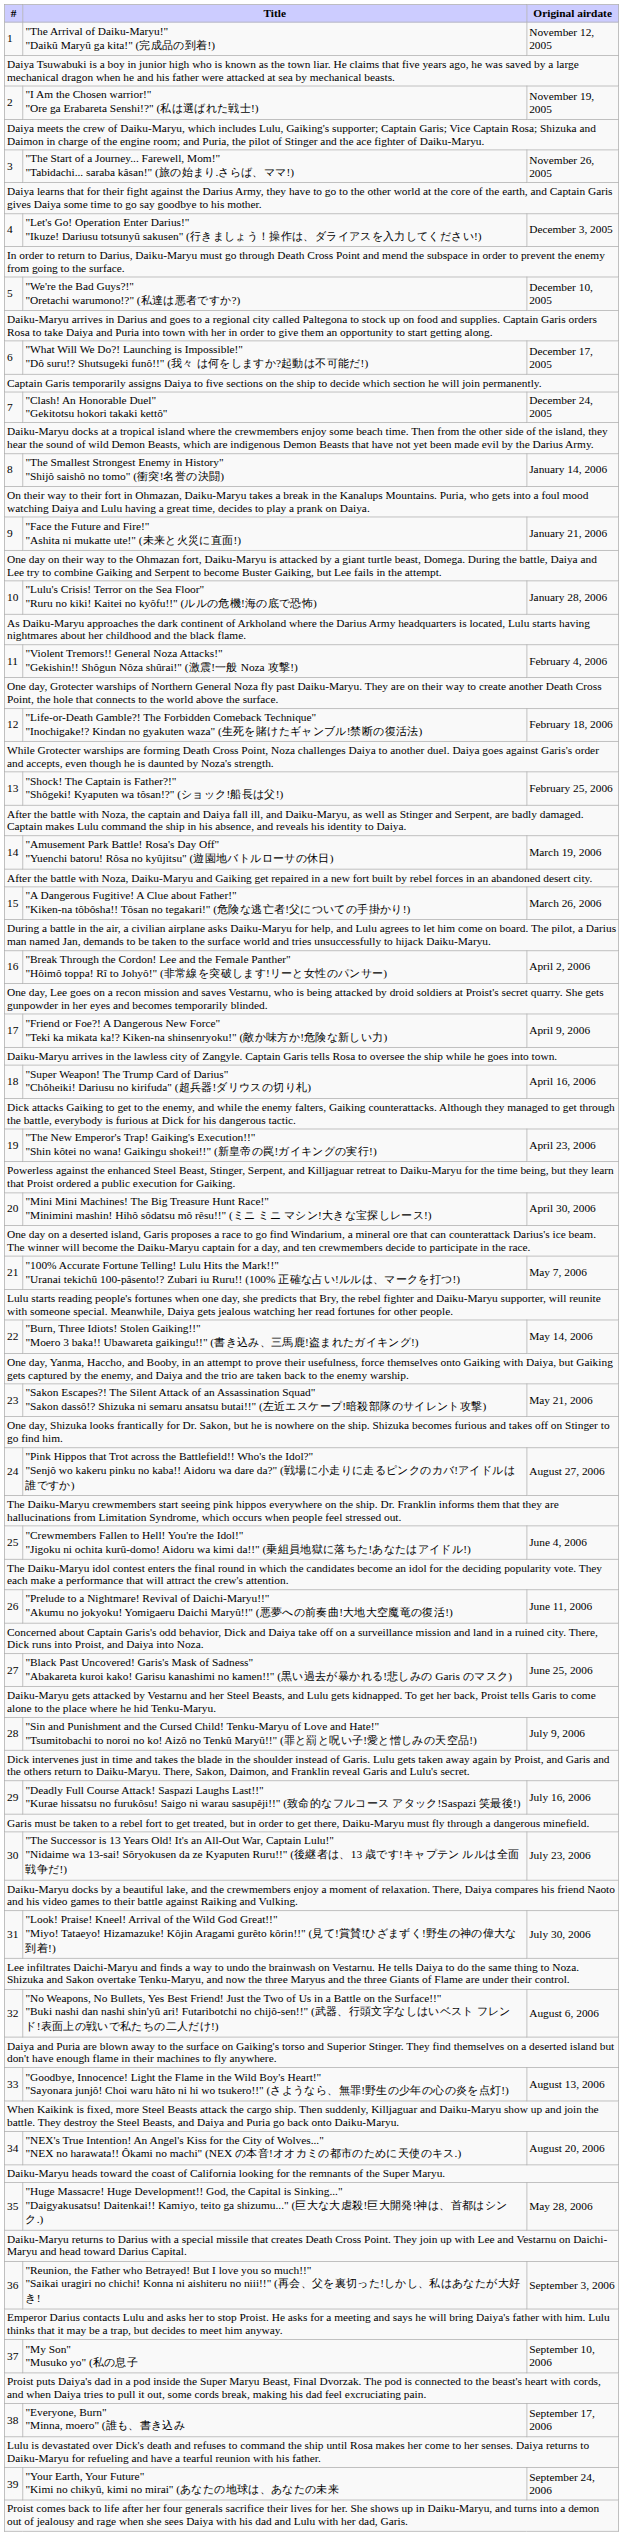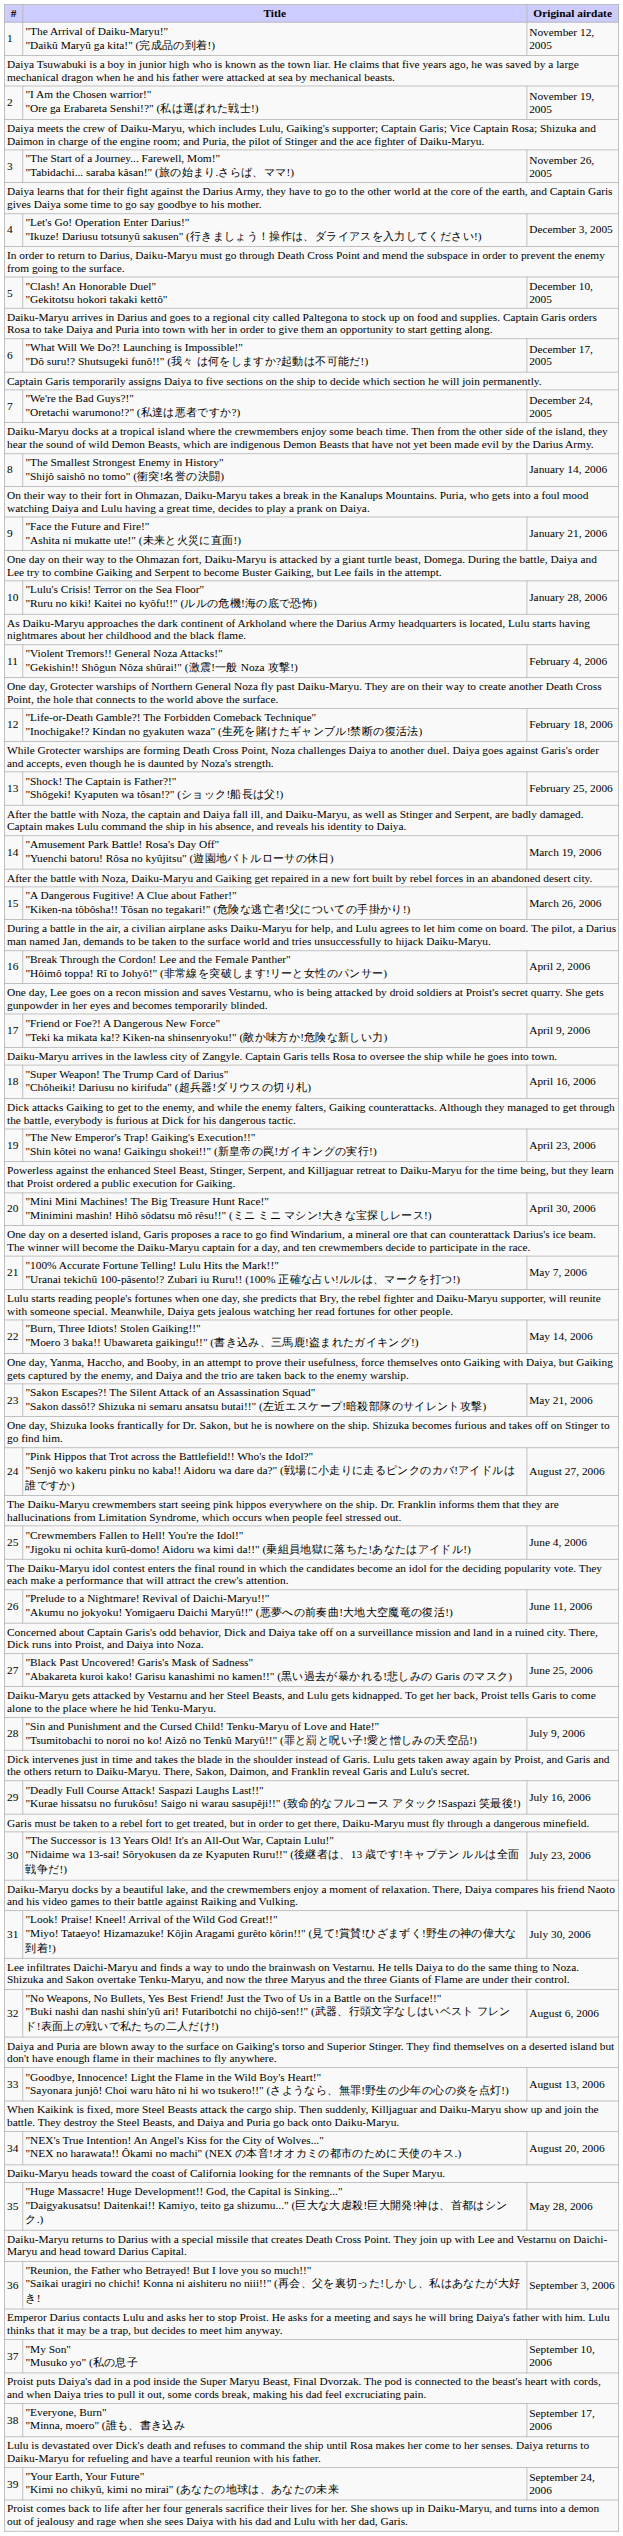(133, 293) "We're the Bad Guys?!" "Oretachi warumono!?" (私達は悪者ですか?) -> (96, 292) "Clash! An Honorable Duel" "Gekitotsu hokori takaki kettô"
(96, 407) "Clash! An Honorable Duel" "Gekitotsu hokori takaki kettô" -> (133, 405) "We're the Bad Guys?!" "Oretachi warumono!?" (私達は悪者ですか?)
